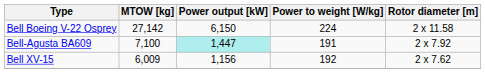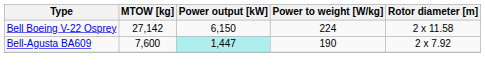(148, 44) 7,100 -> (148, 44) 7,600
(328, 44) 191 -> (328, 44) 190
- row: (30, 60)
